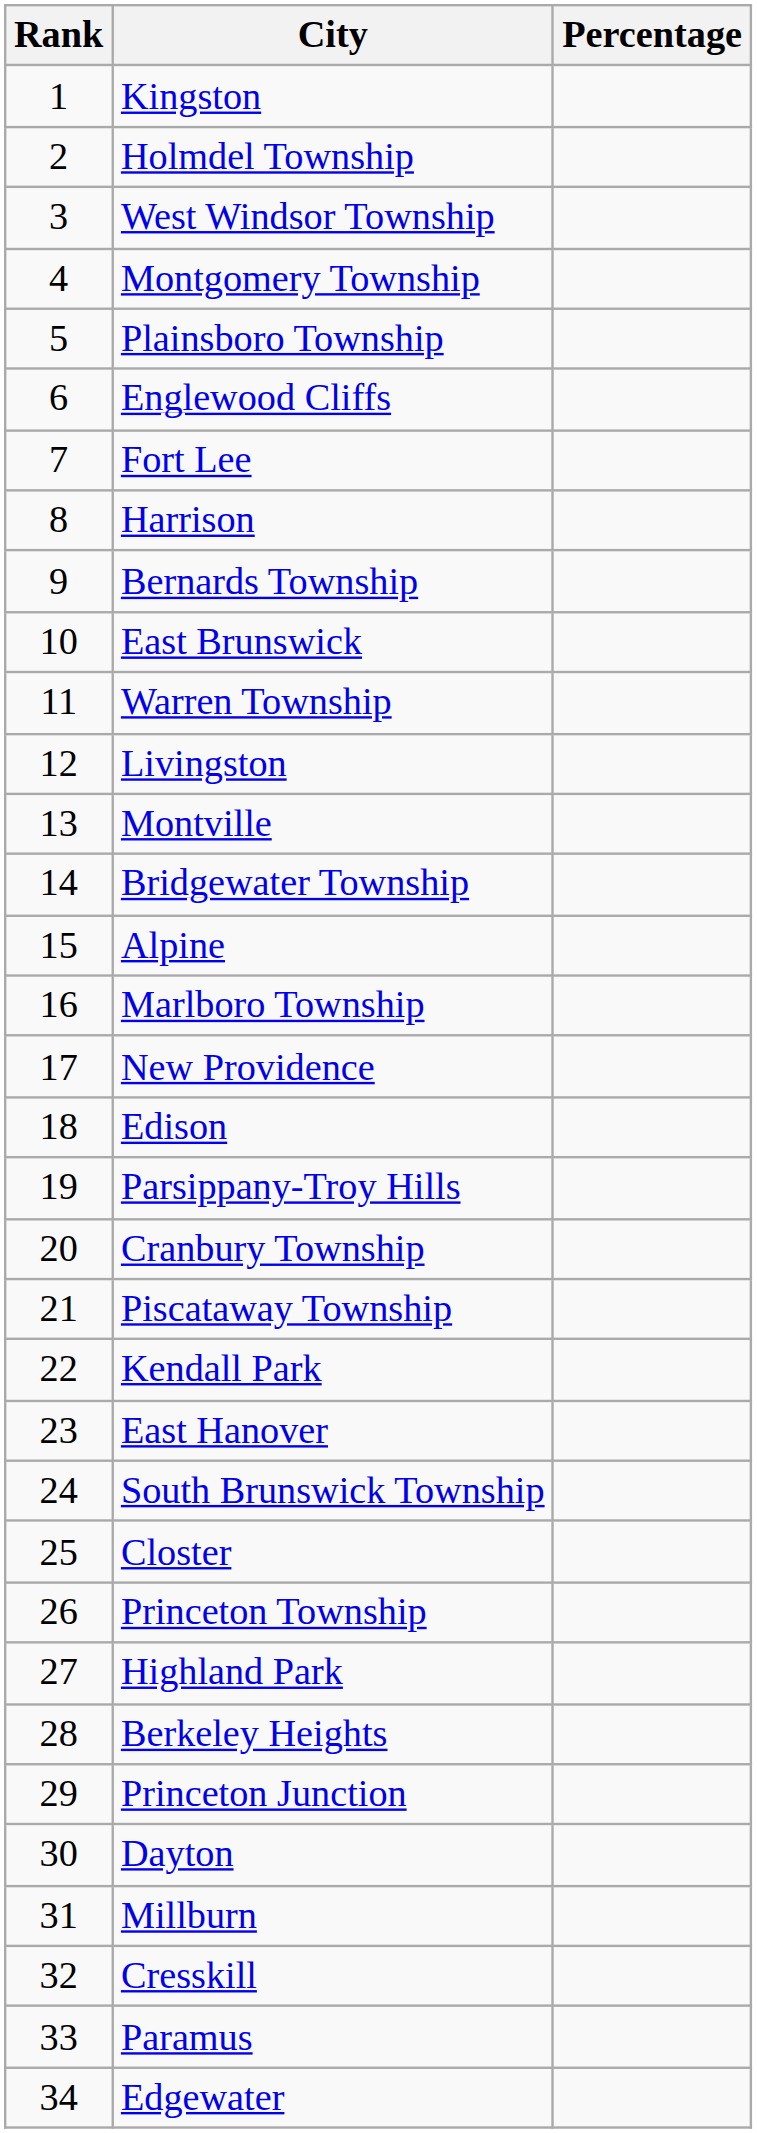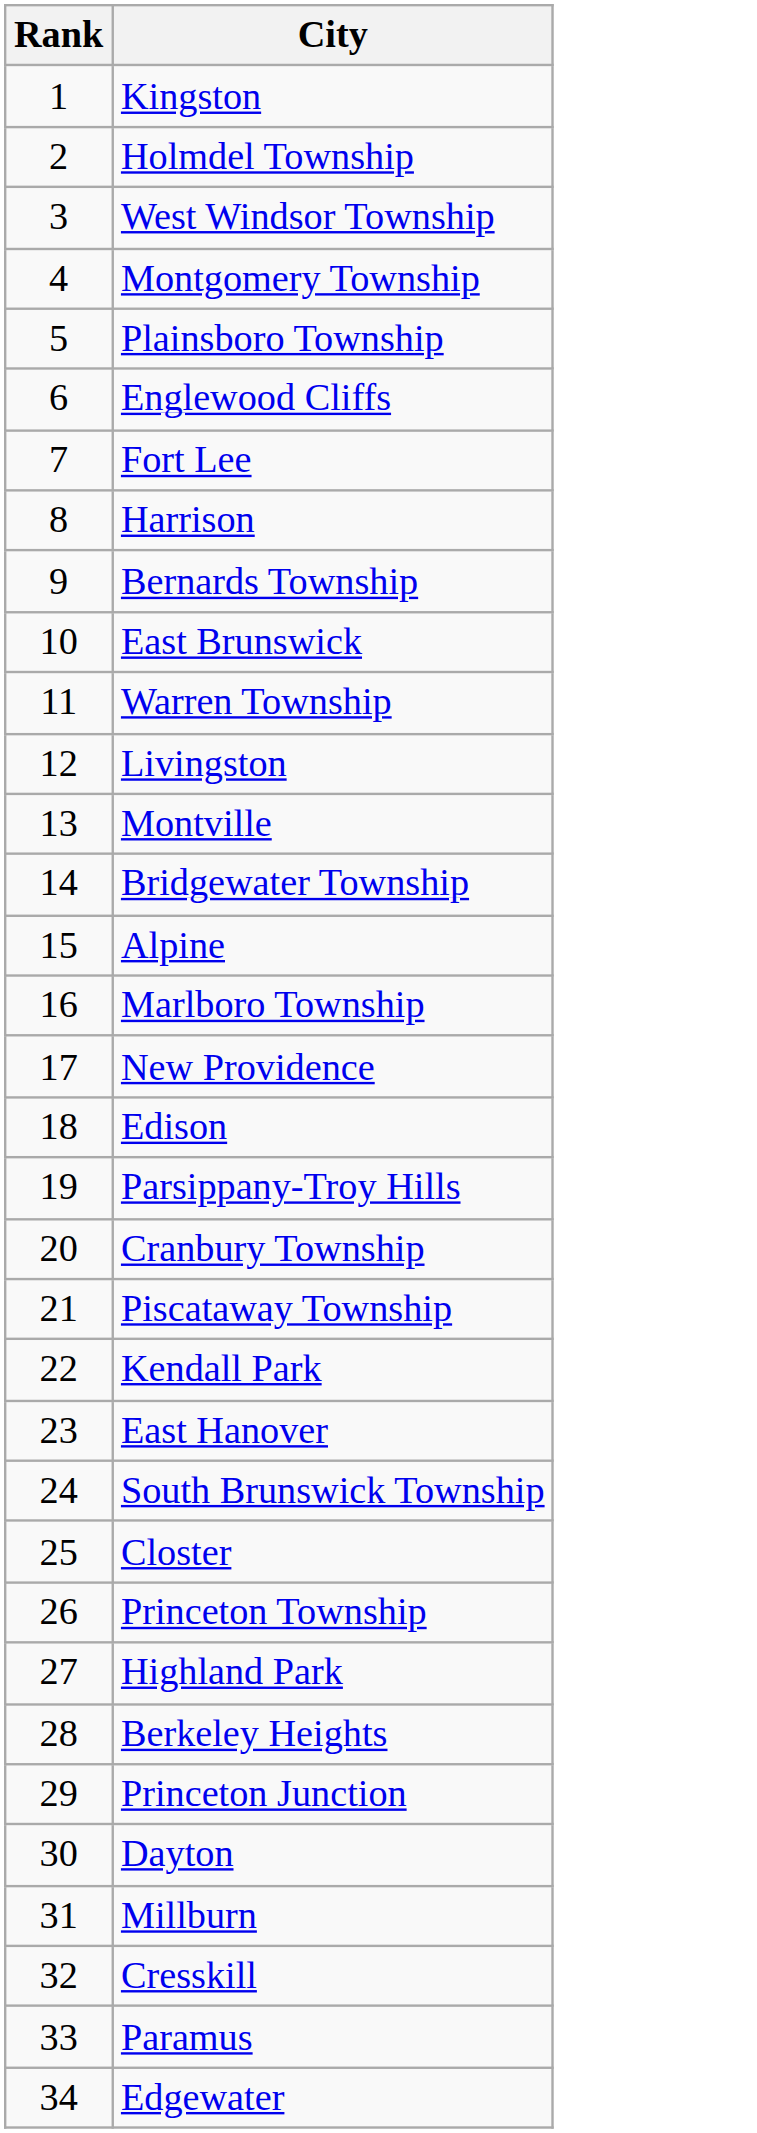- column: (652, 34)
